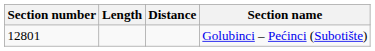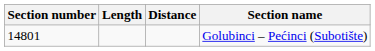(24, 35) 12801 -> (24, 35) 14801
